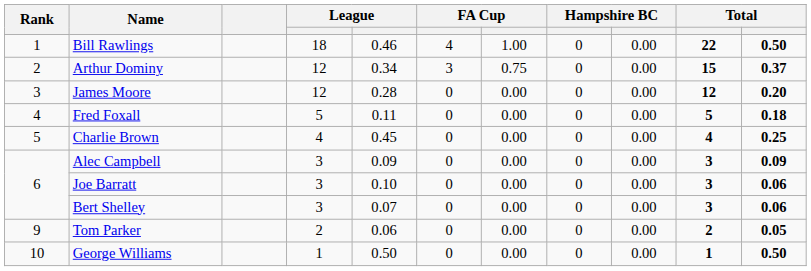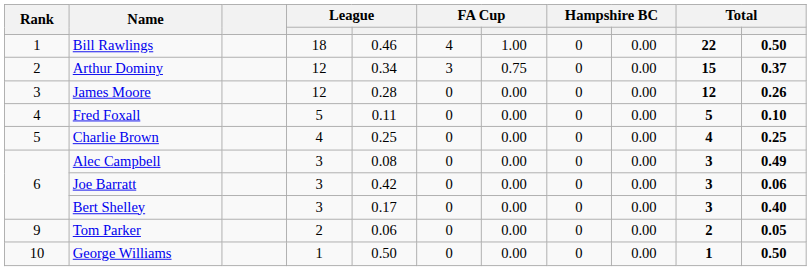(774, 92) 0.20 -> (774, 92) 0.26
(774, 115) 0.18 -> (774, 115) 0.10
(384, 138) 0.45 -> (384, 138) 0.25
(384, 161) 0.09 -> (384, 161) 0.08
(774, 161) 0.09 -> (774, 161) 0.49
(384, 184) 0.10 -> (384, 184) 0.42
(384, 207) 0.07 -> (384, 207) 0.17
(774, 207) 0.06 -> (774, 207) 0.40
